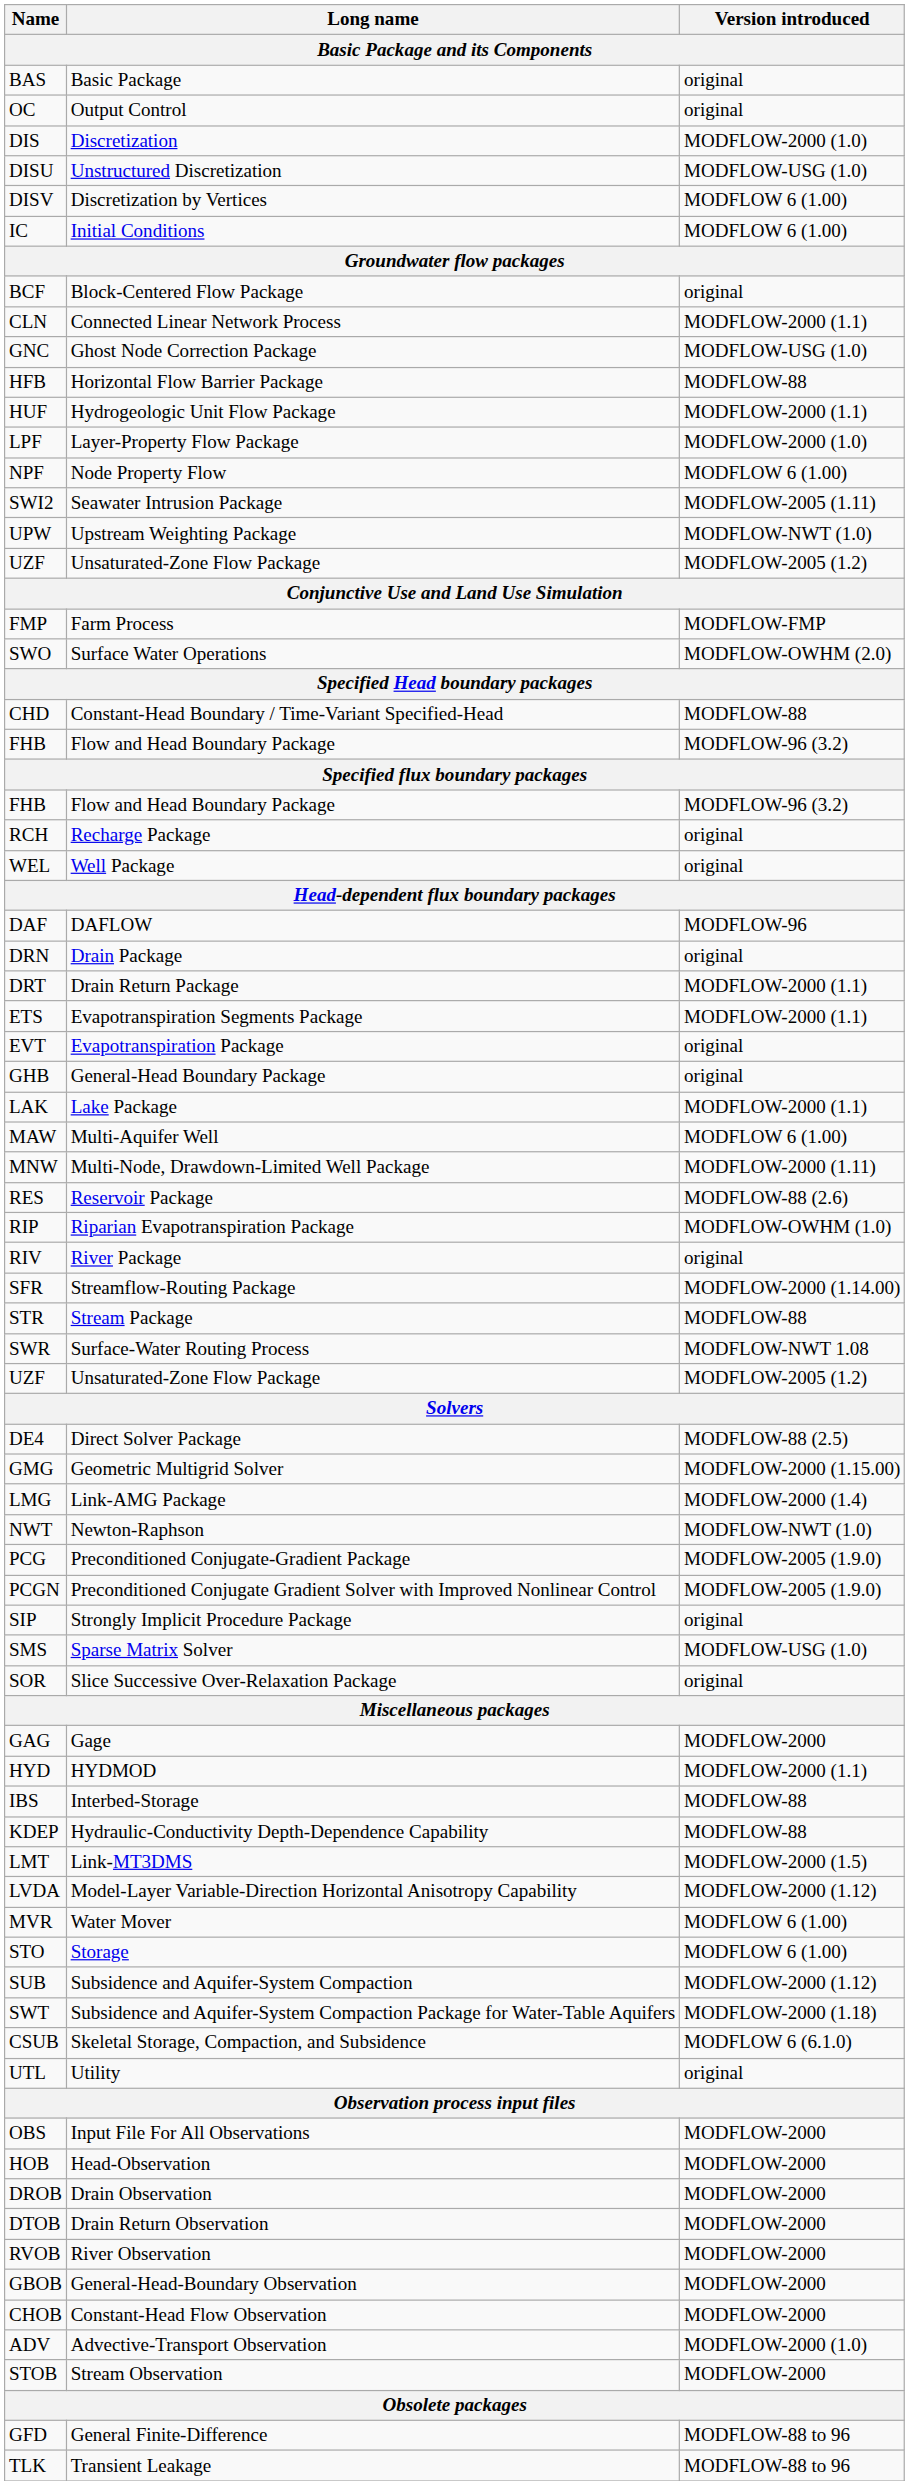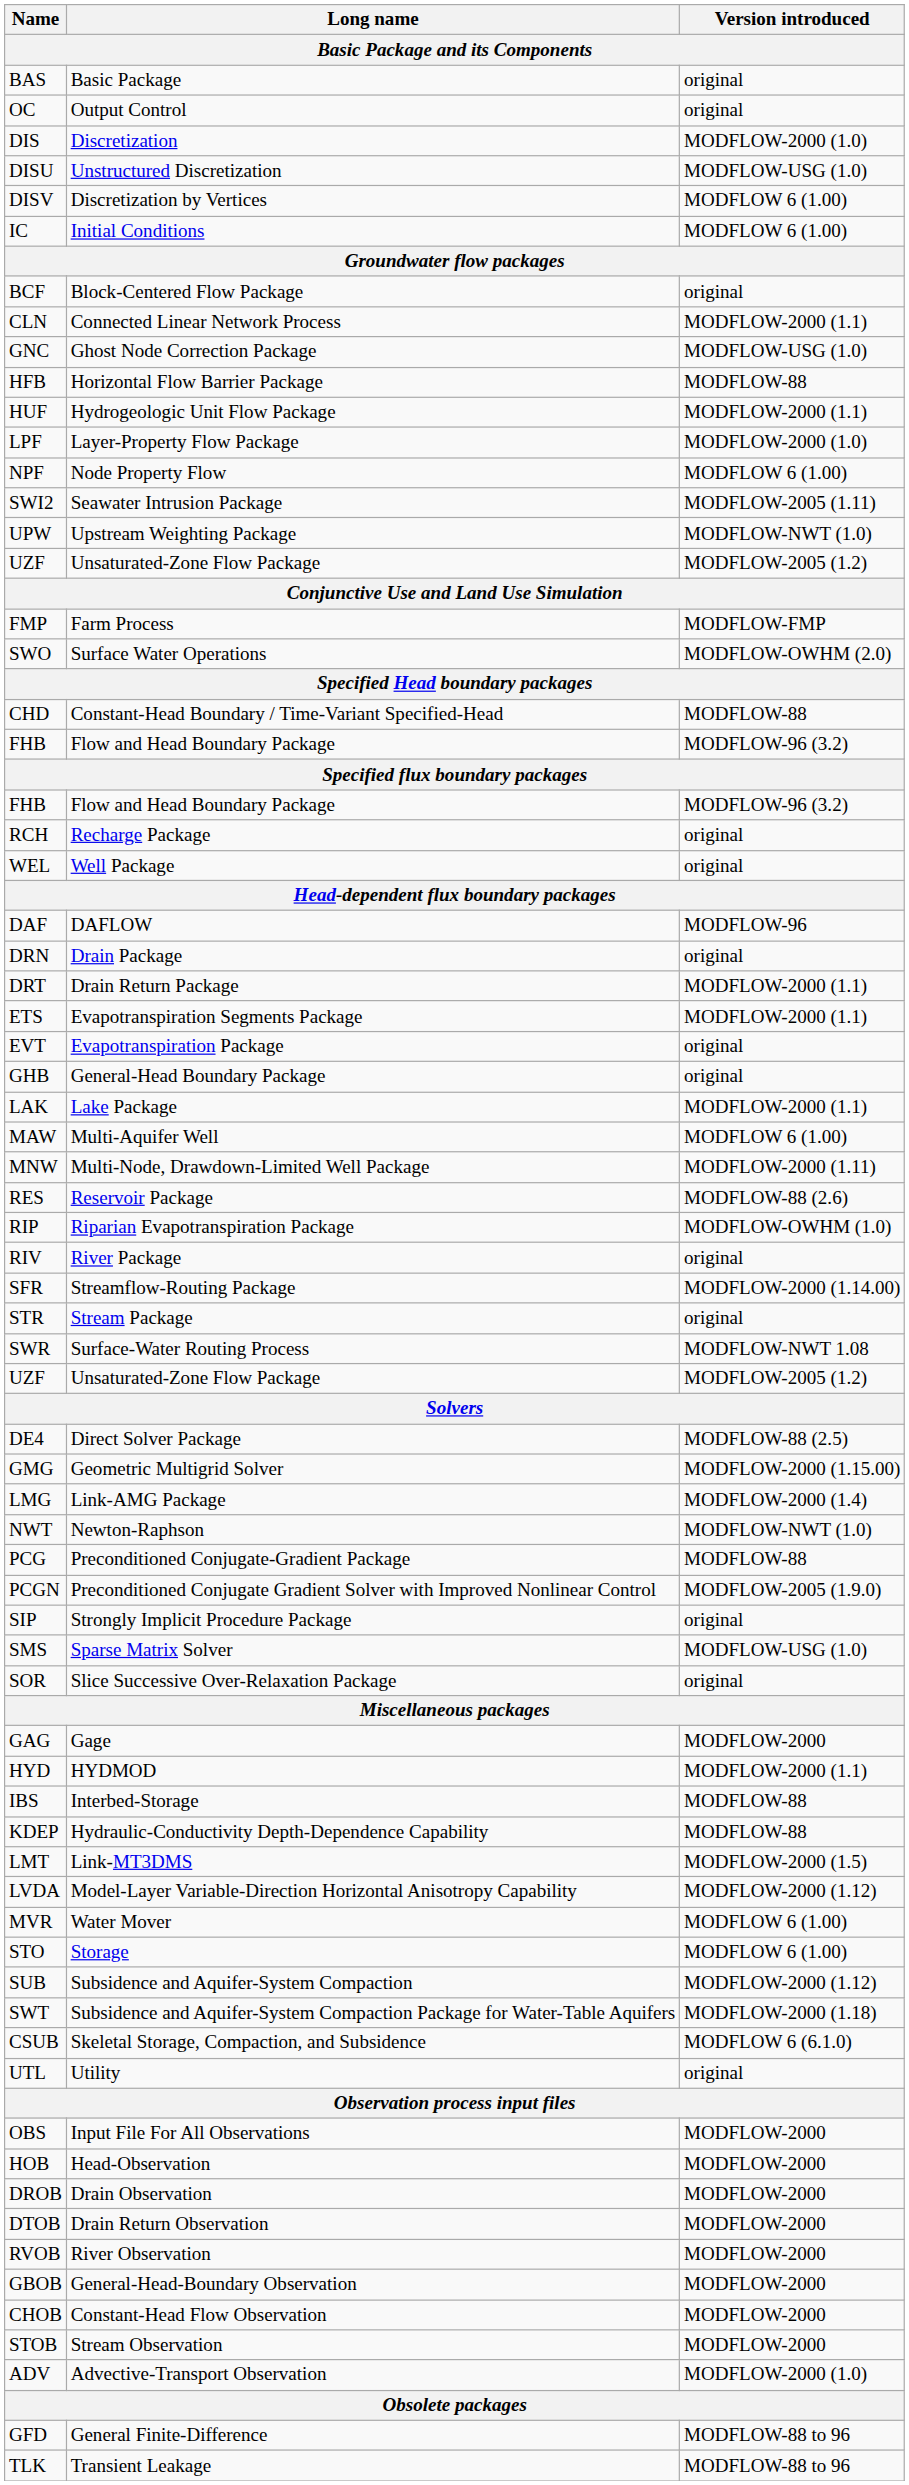(745, 1318) MODFLOW-88 -> (714, 1318) original
(783, 1559) MODFLOW-2005 (1.9.0) -> (745, 1559) MODFLOW-88
rows swapped: (30, 2344) <-> (33, 2374)
